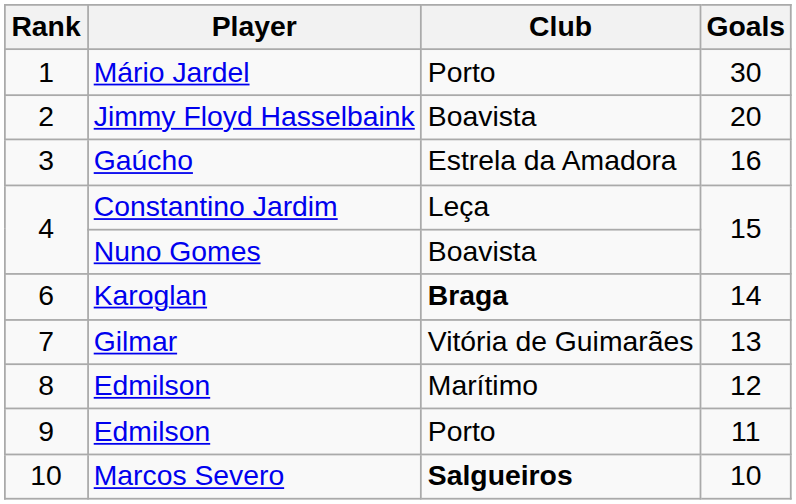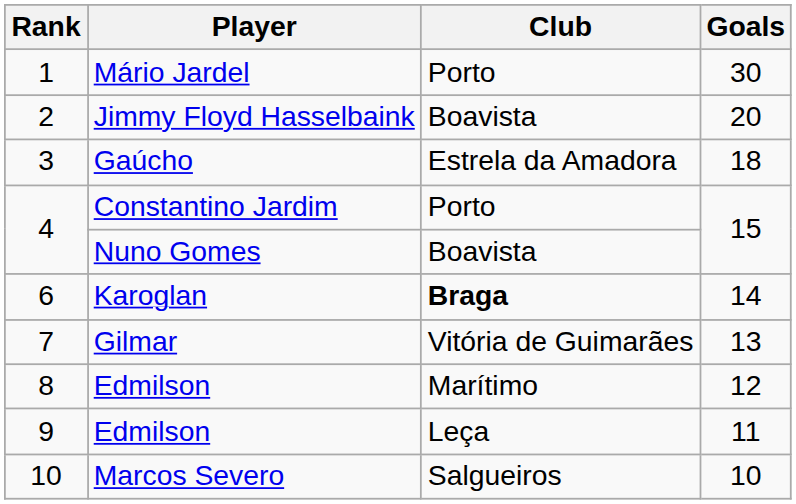(746, 161) 16 -> (746, 161) 18
(459, 206) Leça -> (462, 206) Porto
(462, 431) Porto -> (459, 431) Leça
(500, 476) bold -> (495, 476) normal
